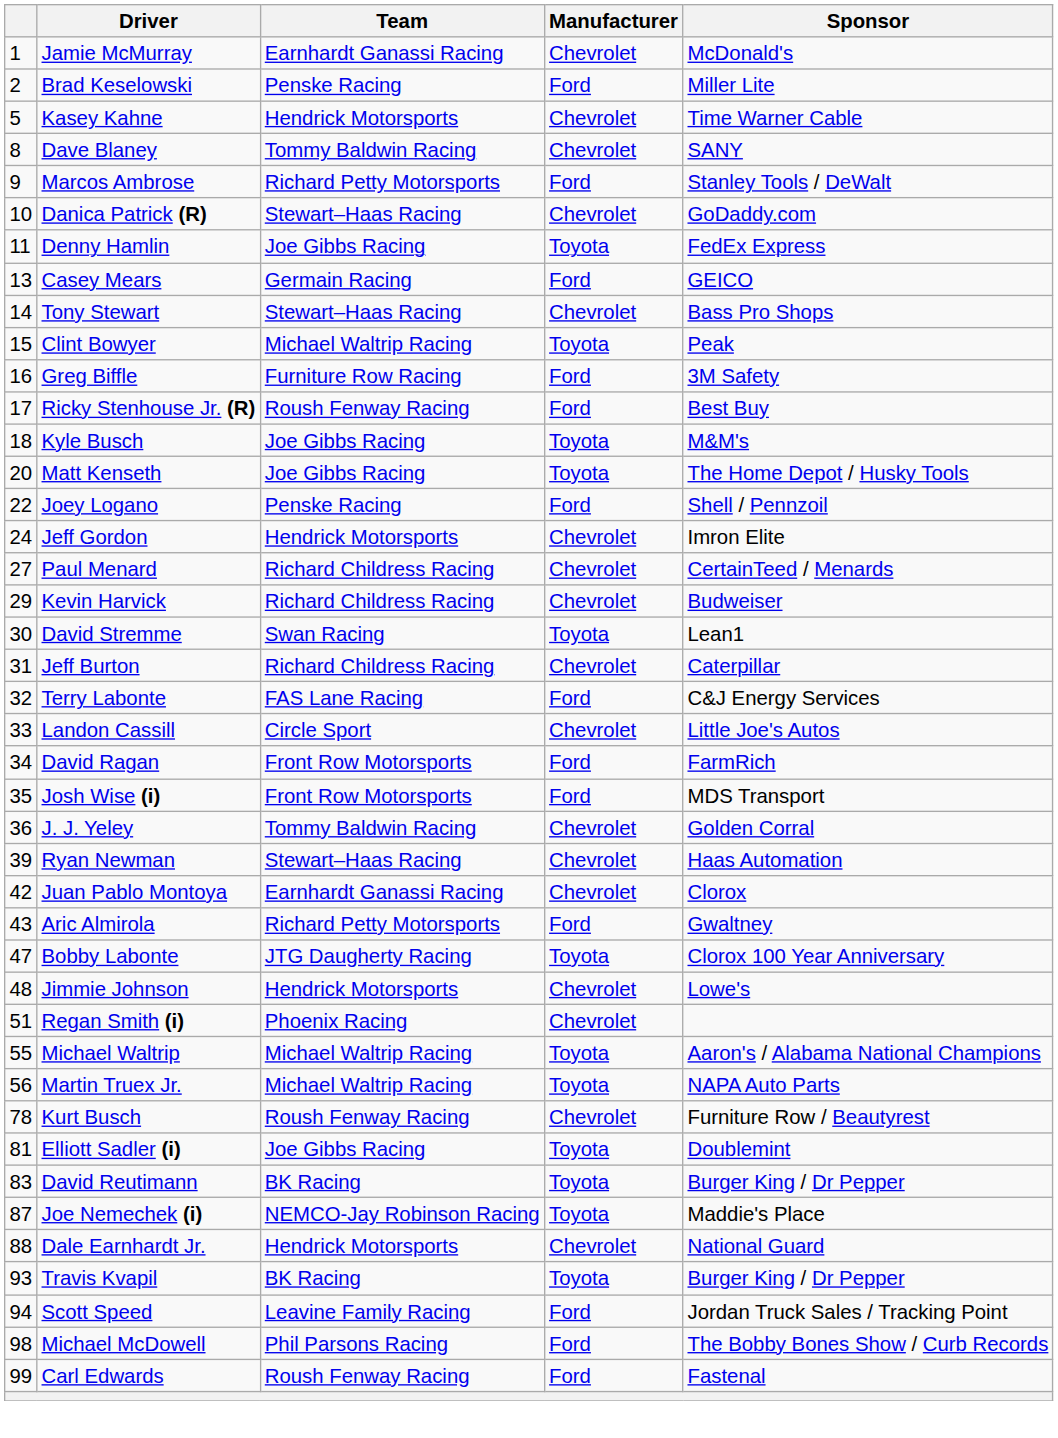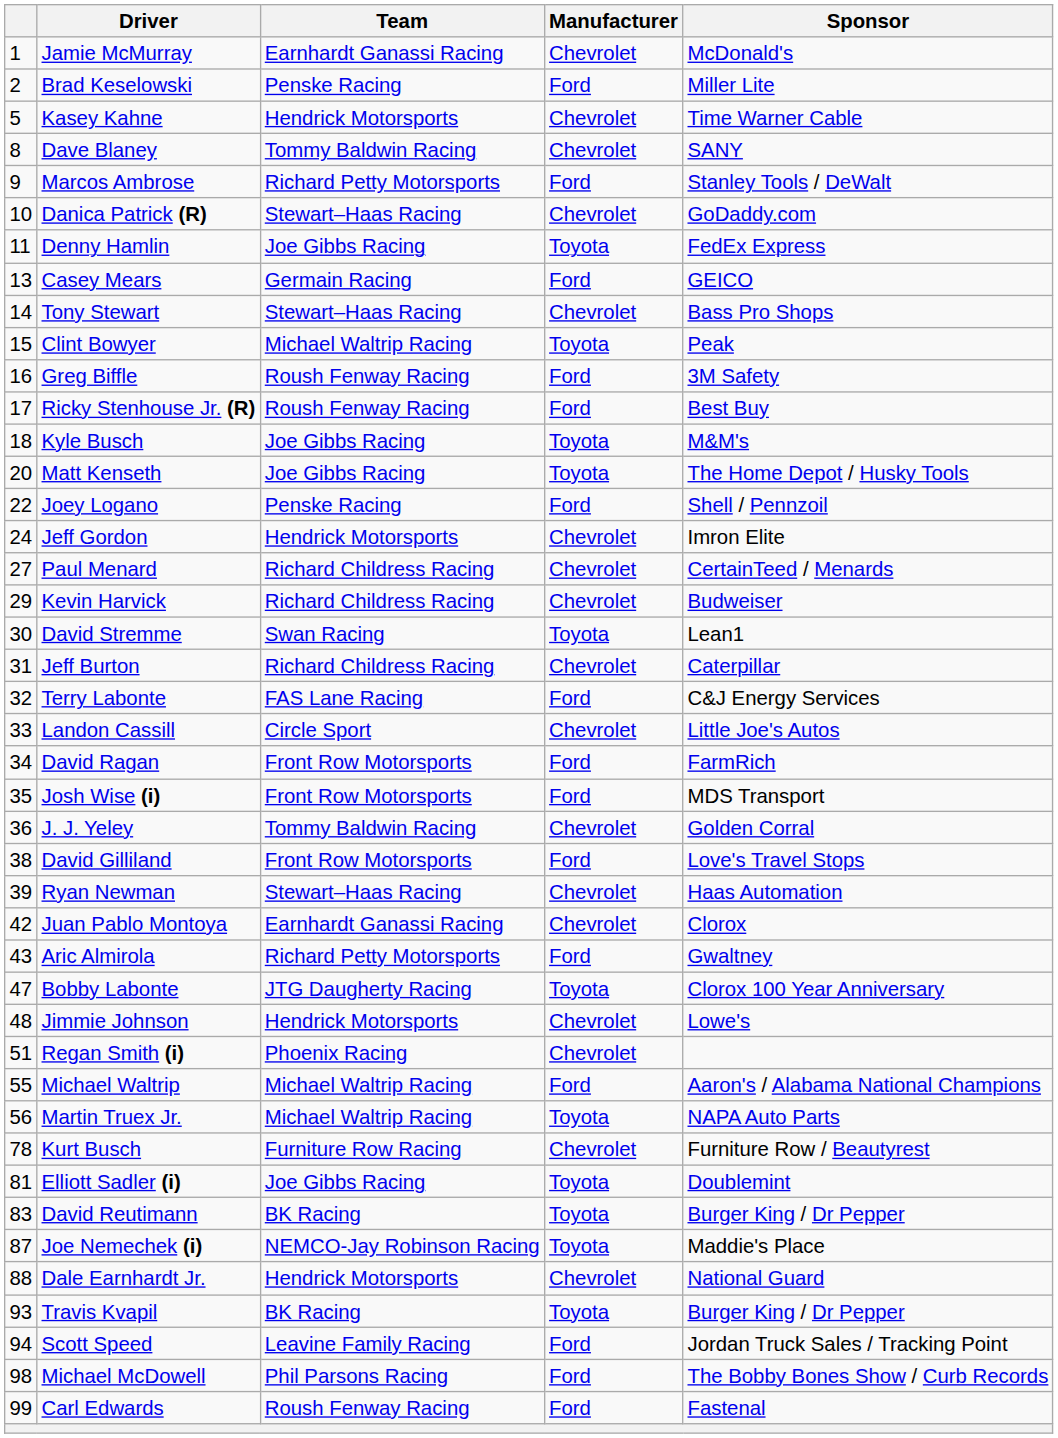(363, 376) Furniture Row Racing -> (367, 376) Roush Fenway Racing
+ row: (107, 859)
(579, 1053) Toyota -> (570, 1085) Ford
(367, 1117) Roush Fenway Racing -> (363, 1150) Furniture Row Racing
